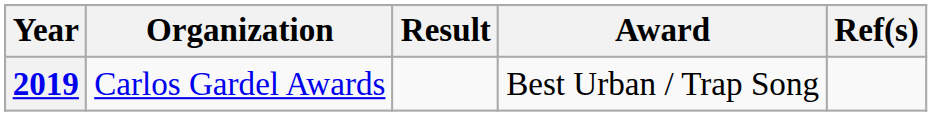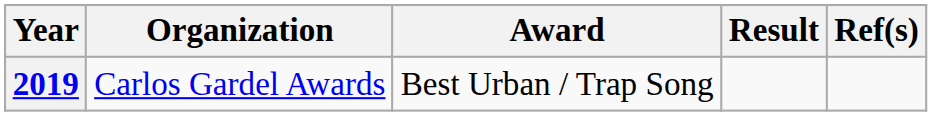columns swapped: (663, 30) <-> (446, 30)
